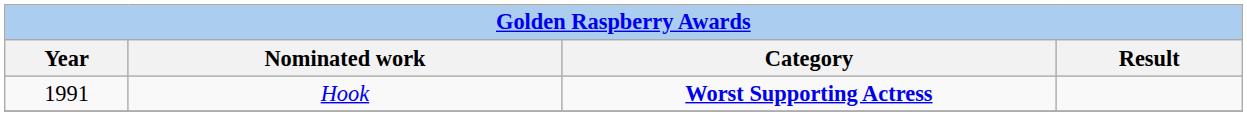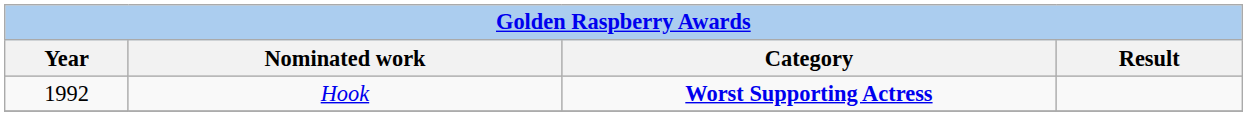(67, 93) 1991 -> (67, 93) 1992
